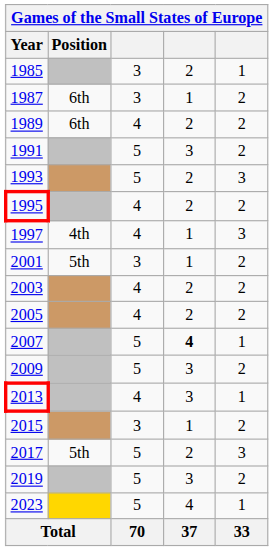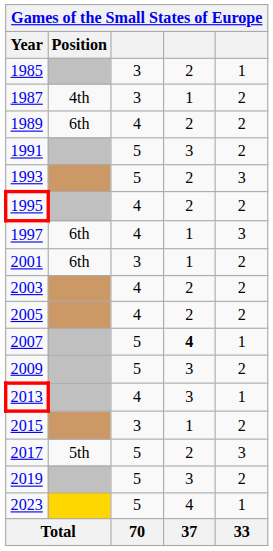(79, 97) 6th -> (79, 97) 4th
(79, 234) 4th -> (79, 234) 6th
(79, 262) 5th -> (79, 262) 6th
